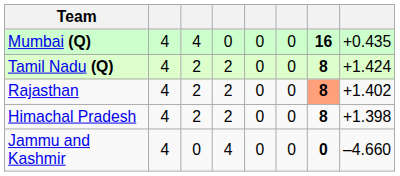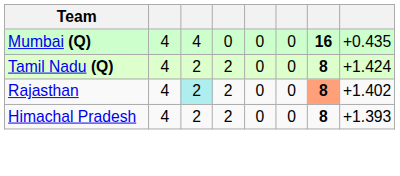(197, 91) no background -> (197, 91) paleturquoise background
(367, 116) +1.398 -> (367, 116) +1.393
- row: (49, 150)
